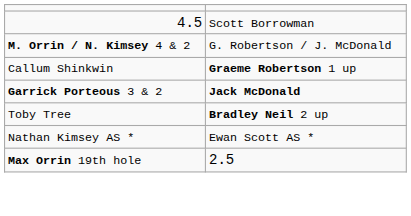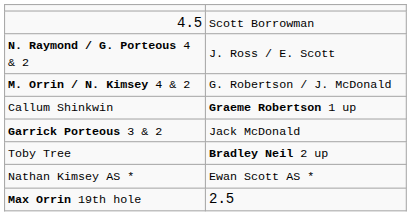+ row: (99, 54)
(255, 91) bold -> (255, 131) normal
